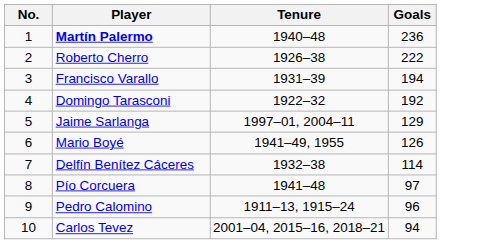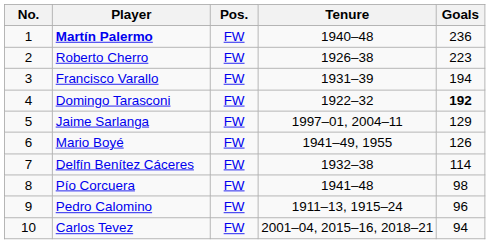+ column: (234, 15)
(412, 57) 222 -> (460, 57) 223
(412, 100) normal -> (460, 100) bold
(412, 185) 97 -> (460, 185) 98
